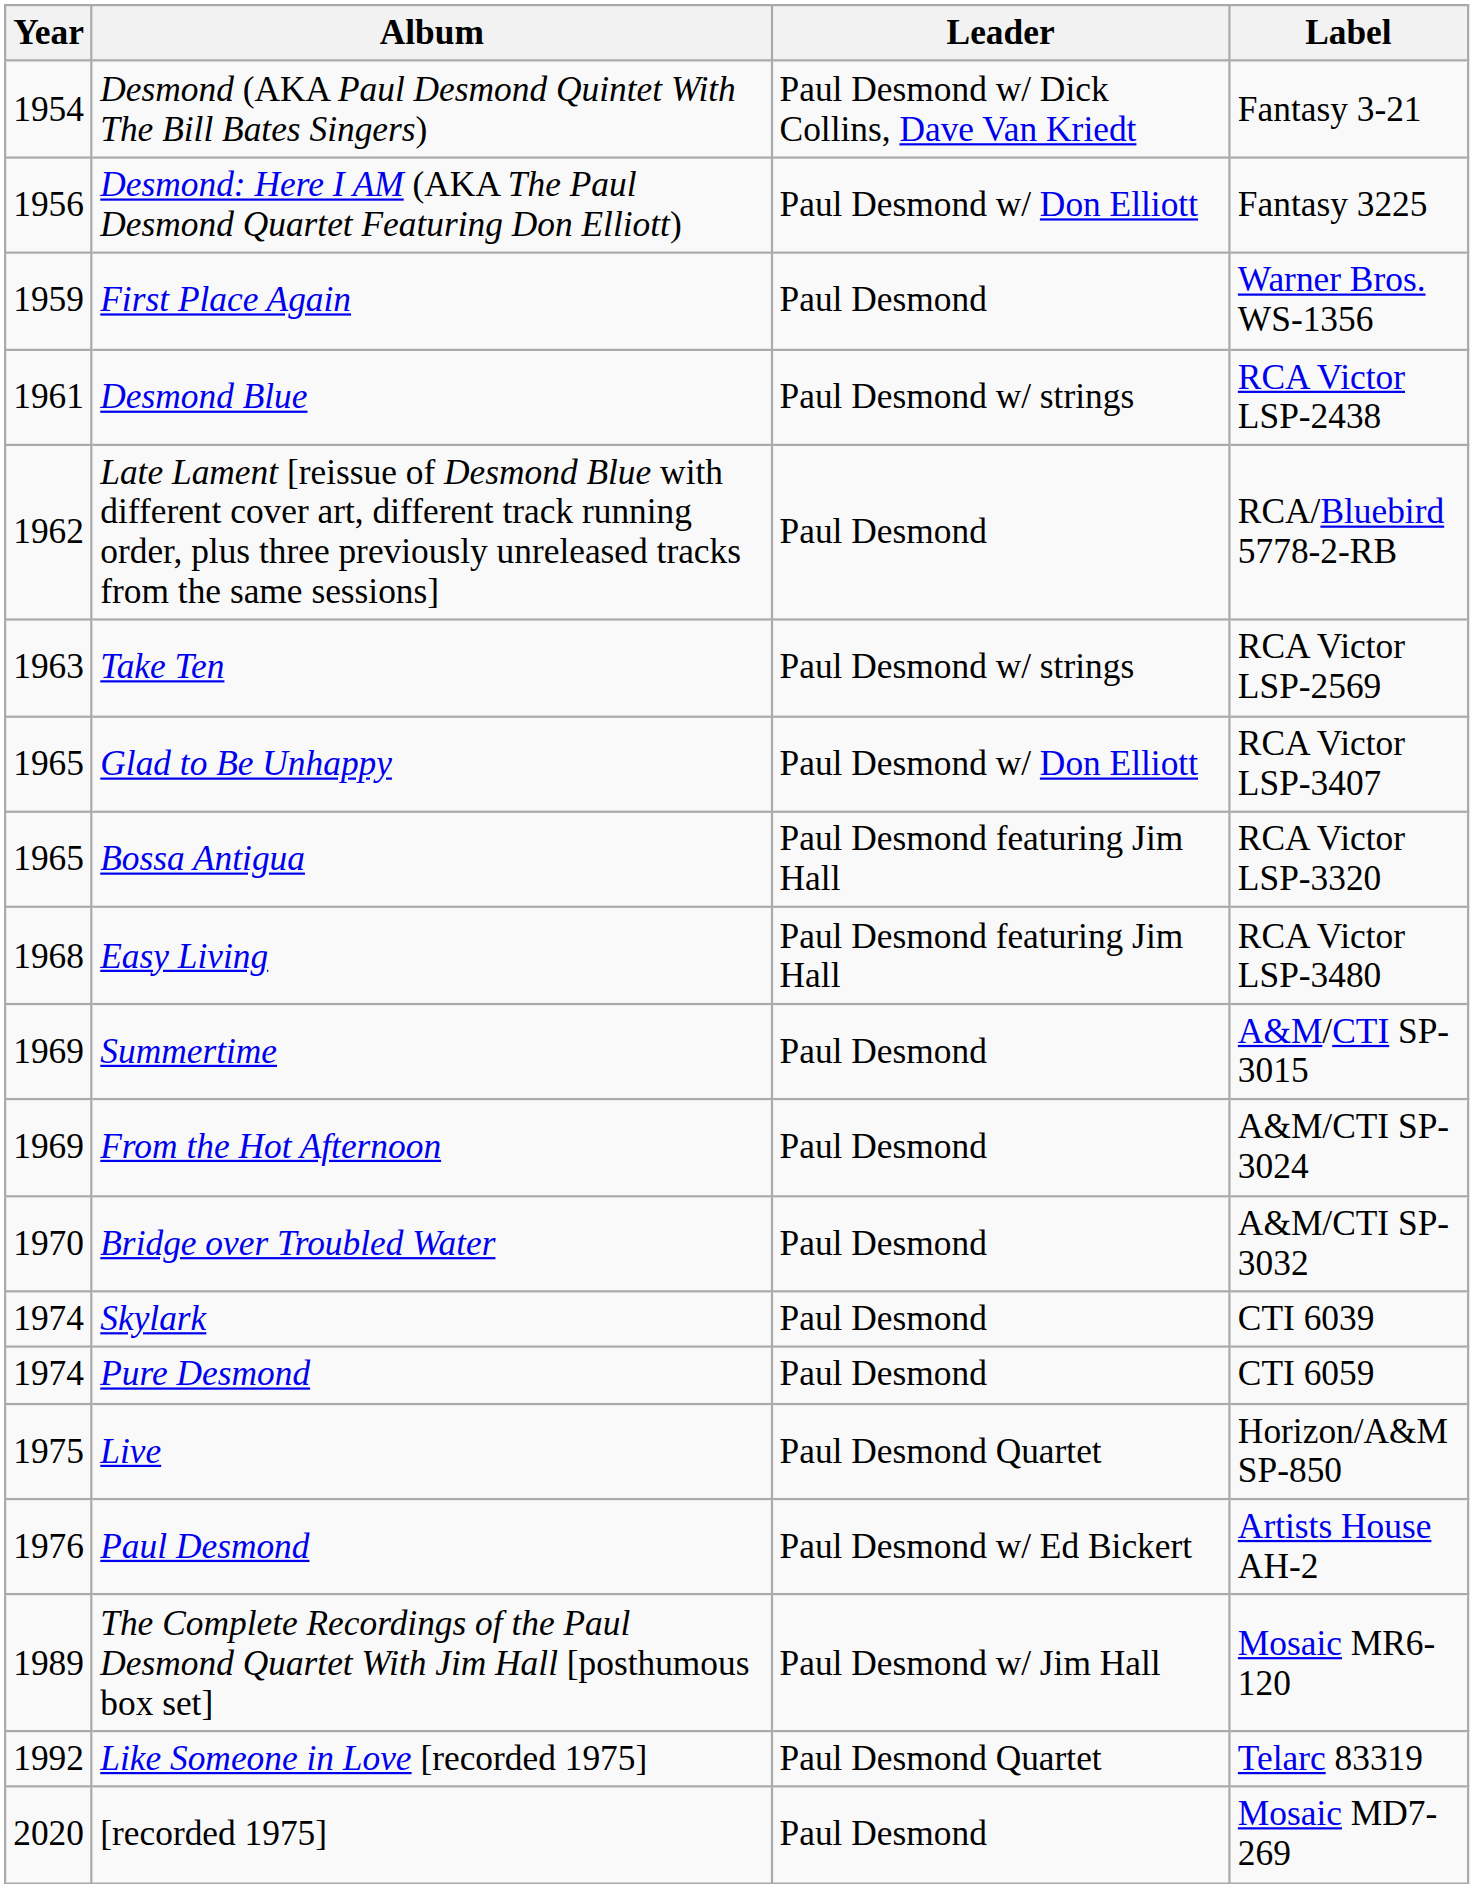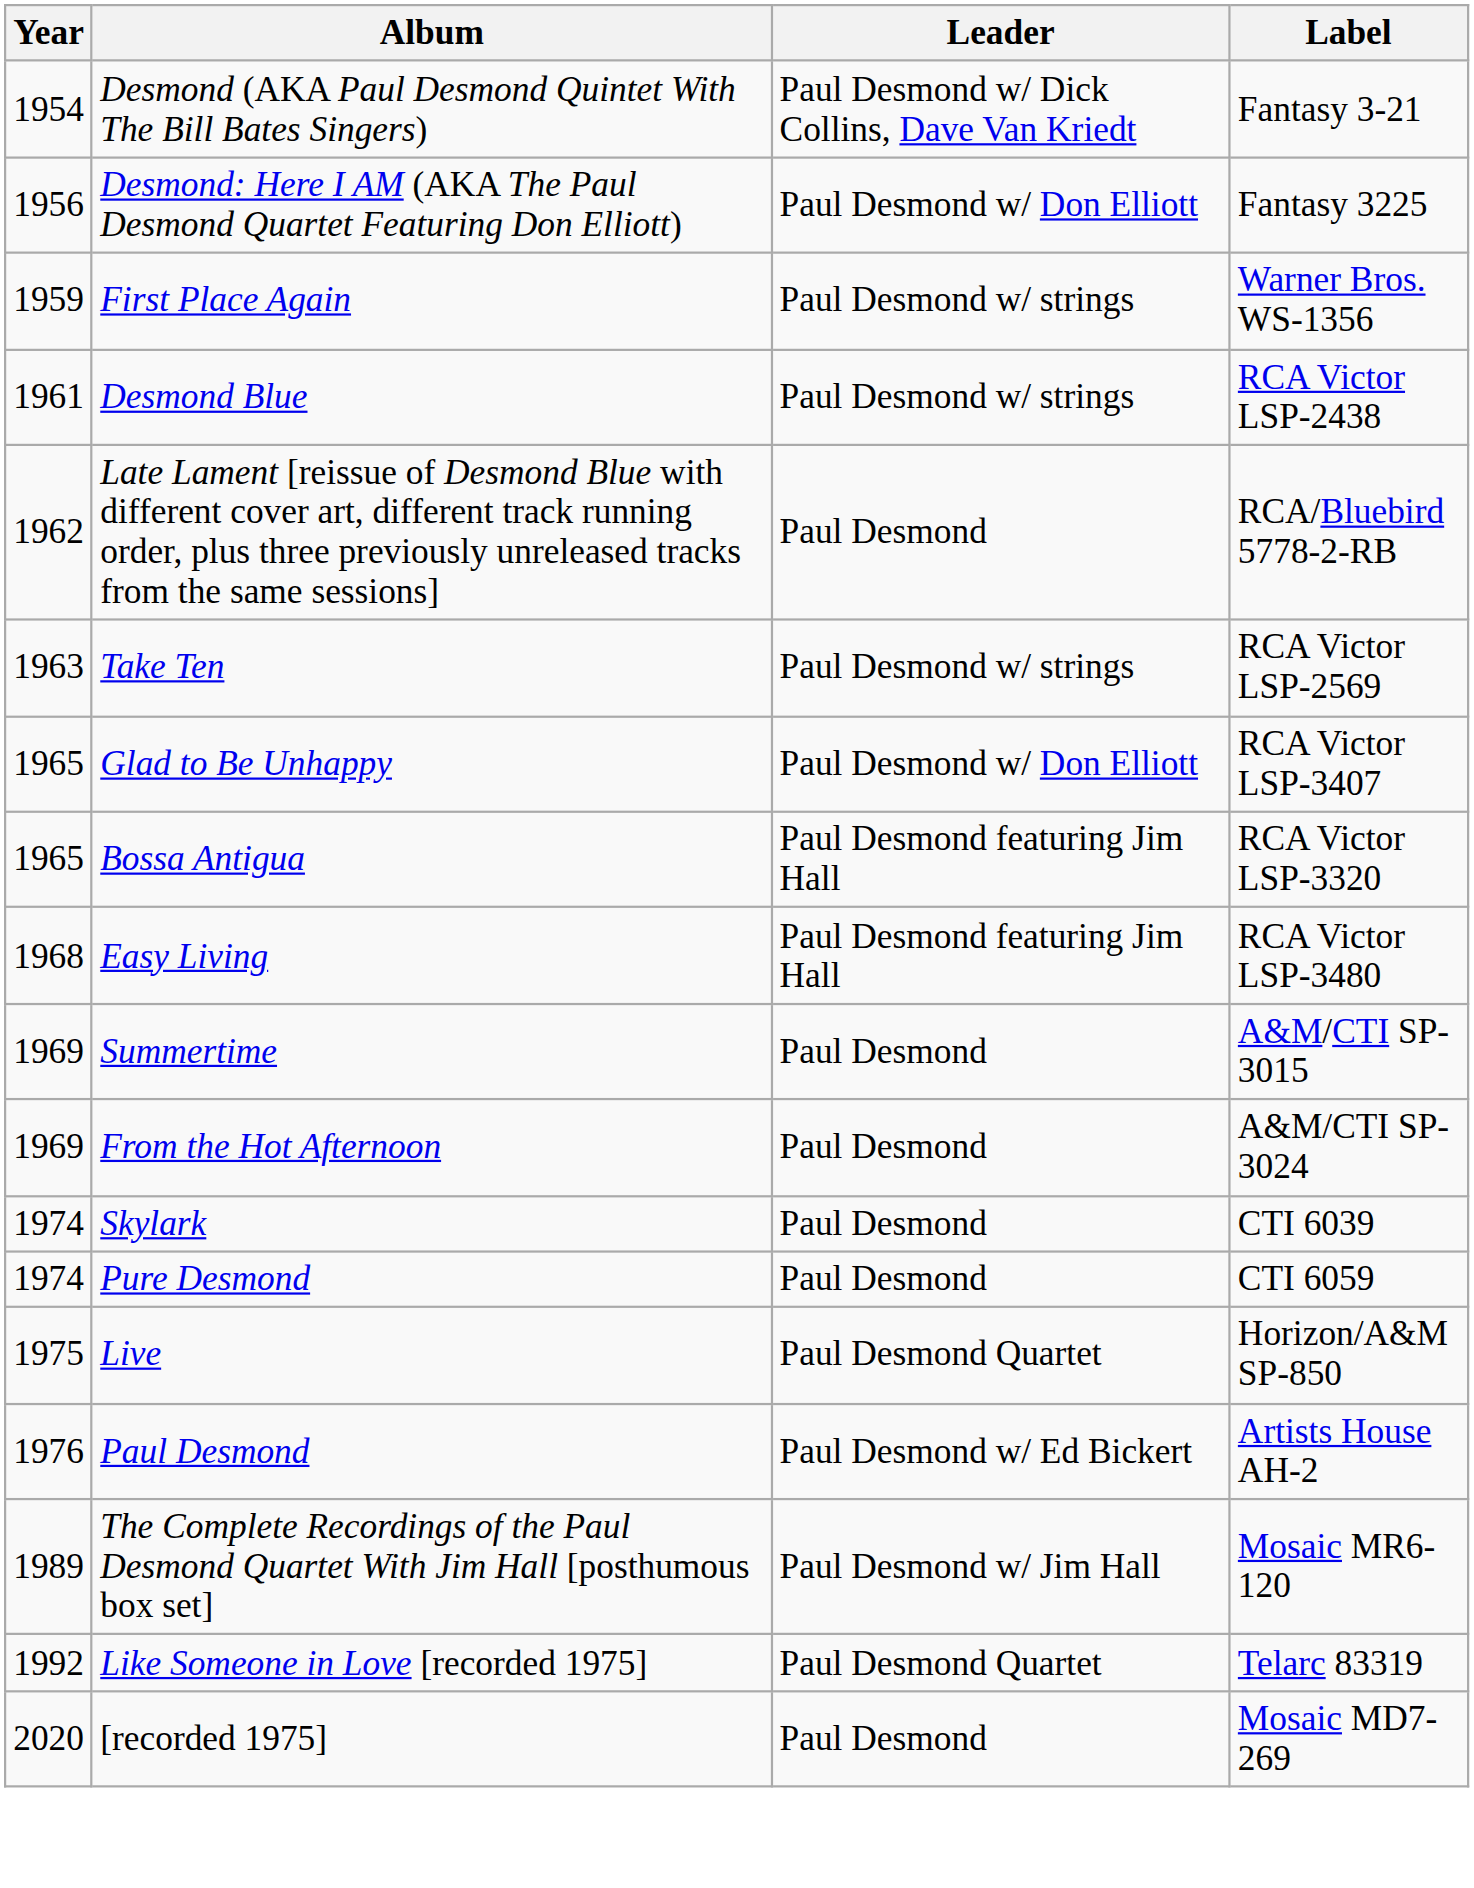(883, 300) Paul Desmond -> (957, 300) Paul Desmond w/ strings
- row: (298, 1242)
